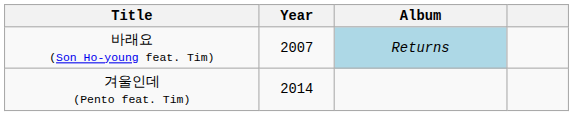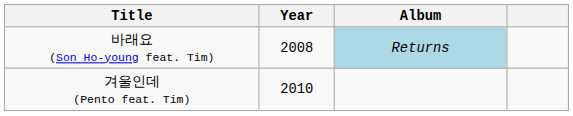(297, 48) 2007 -> (297, 48) 2008
(297, 89) 2014 -> (297, 89) 2010
